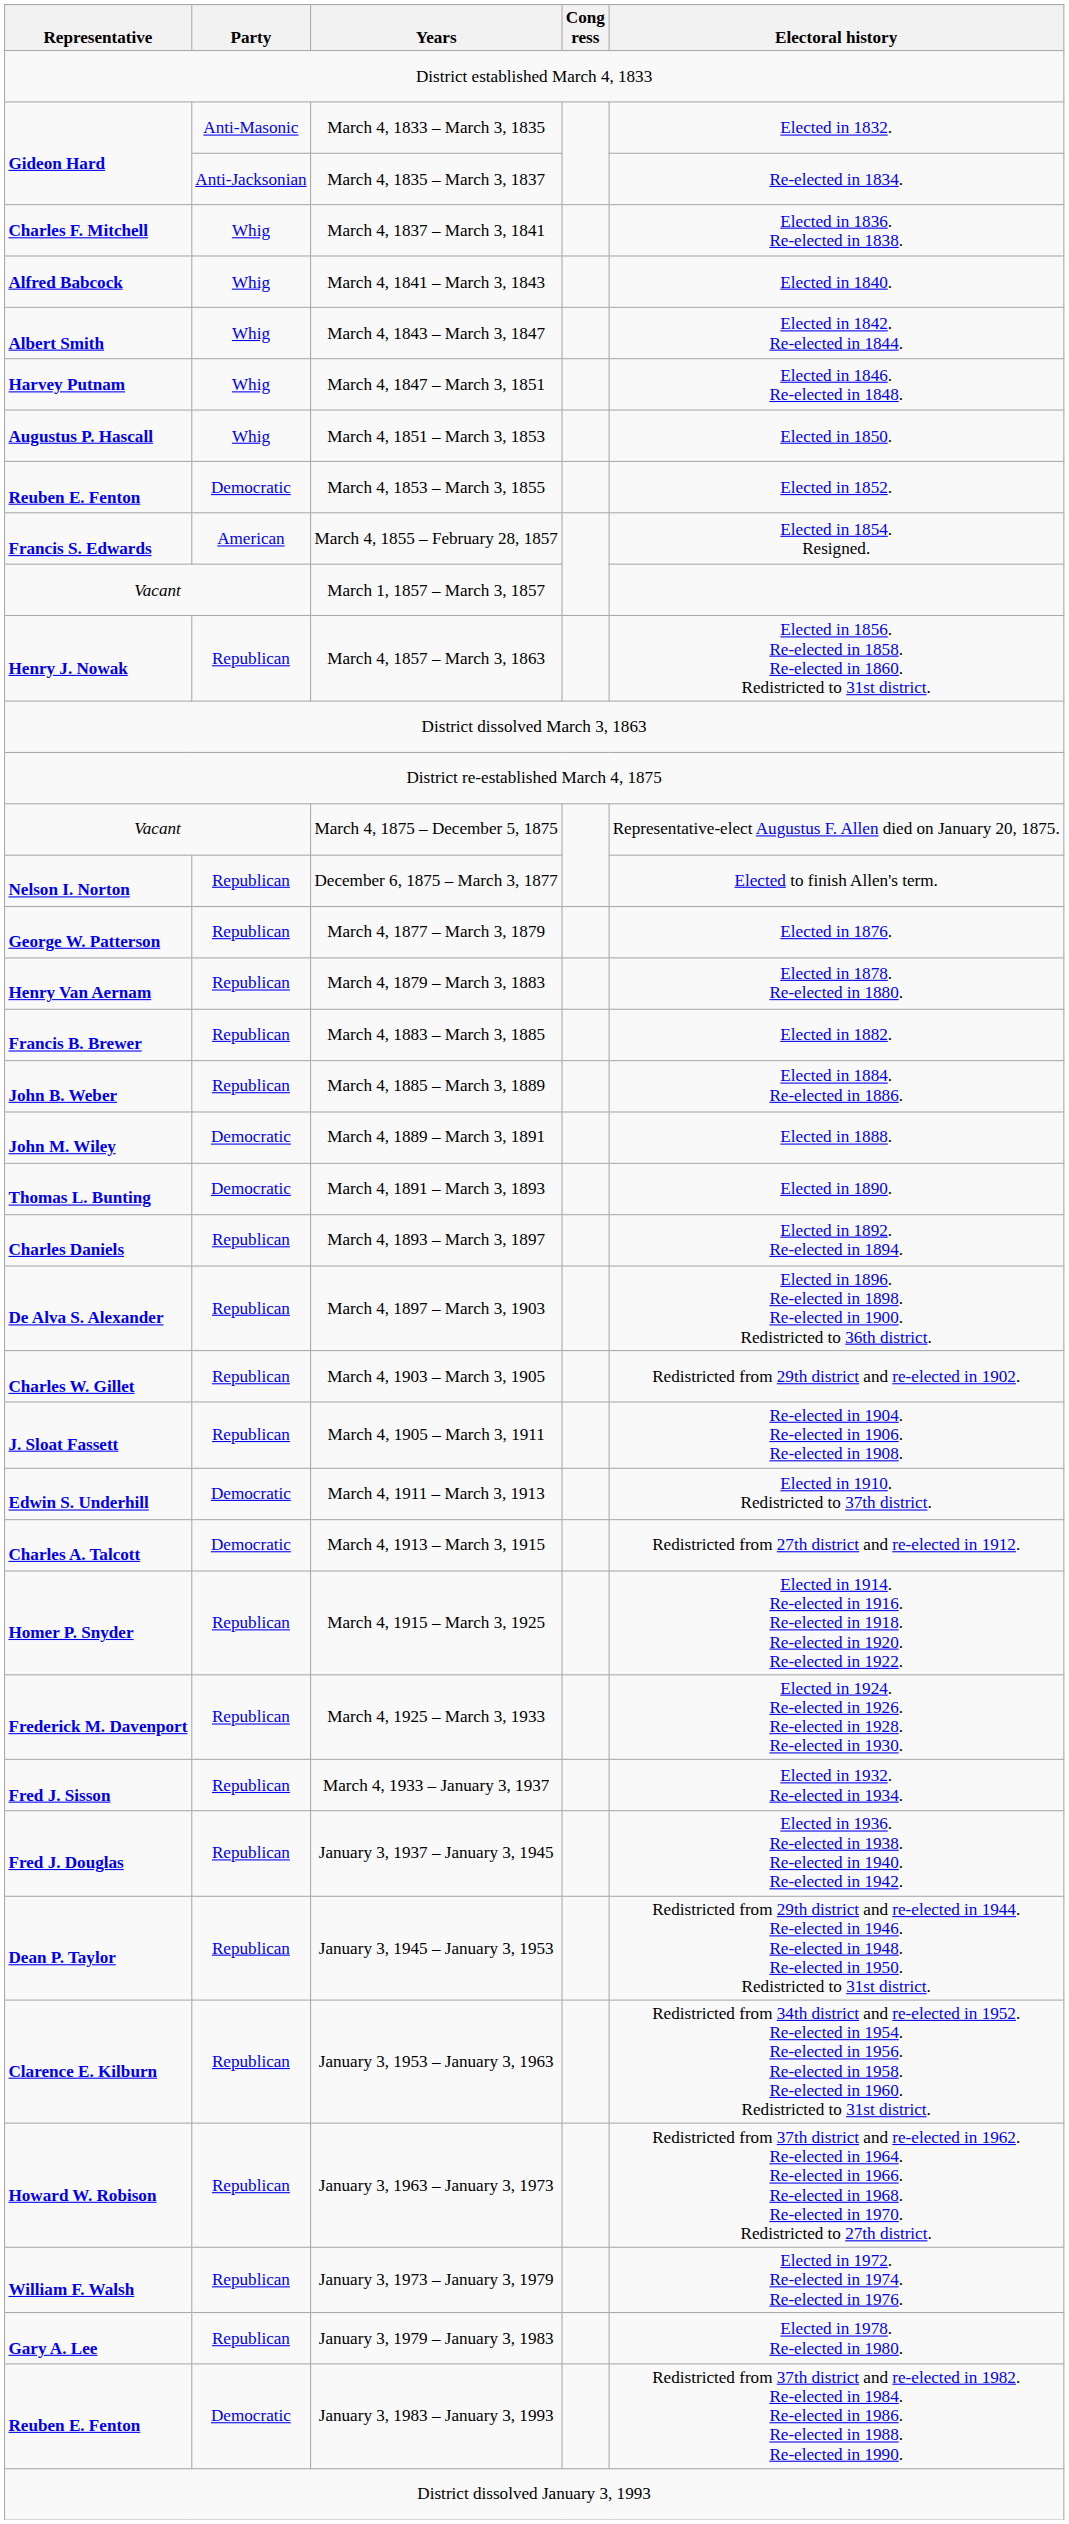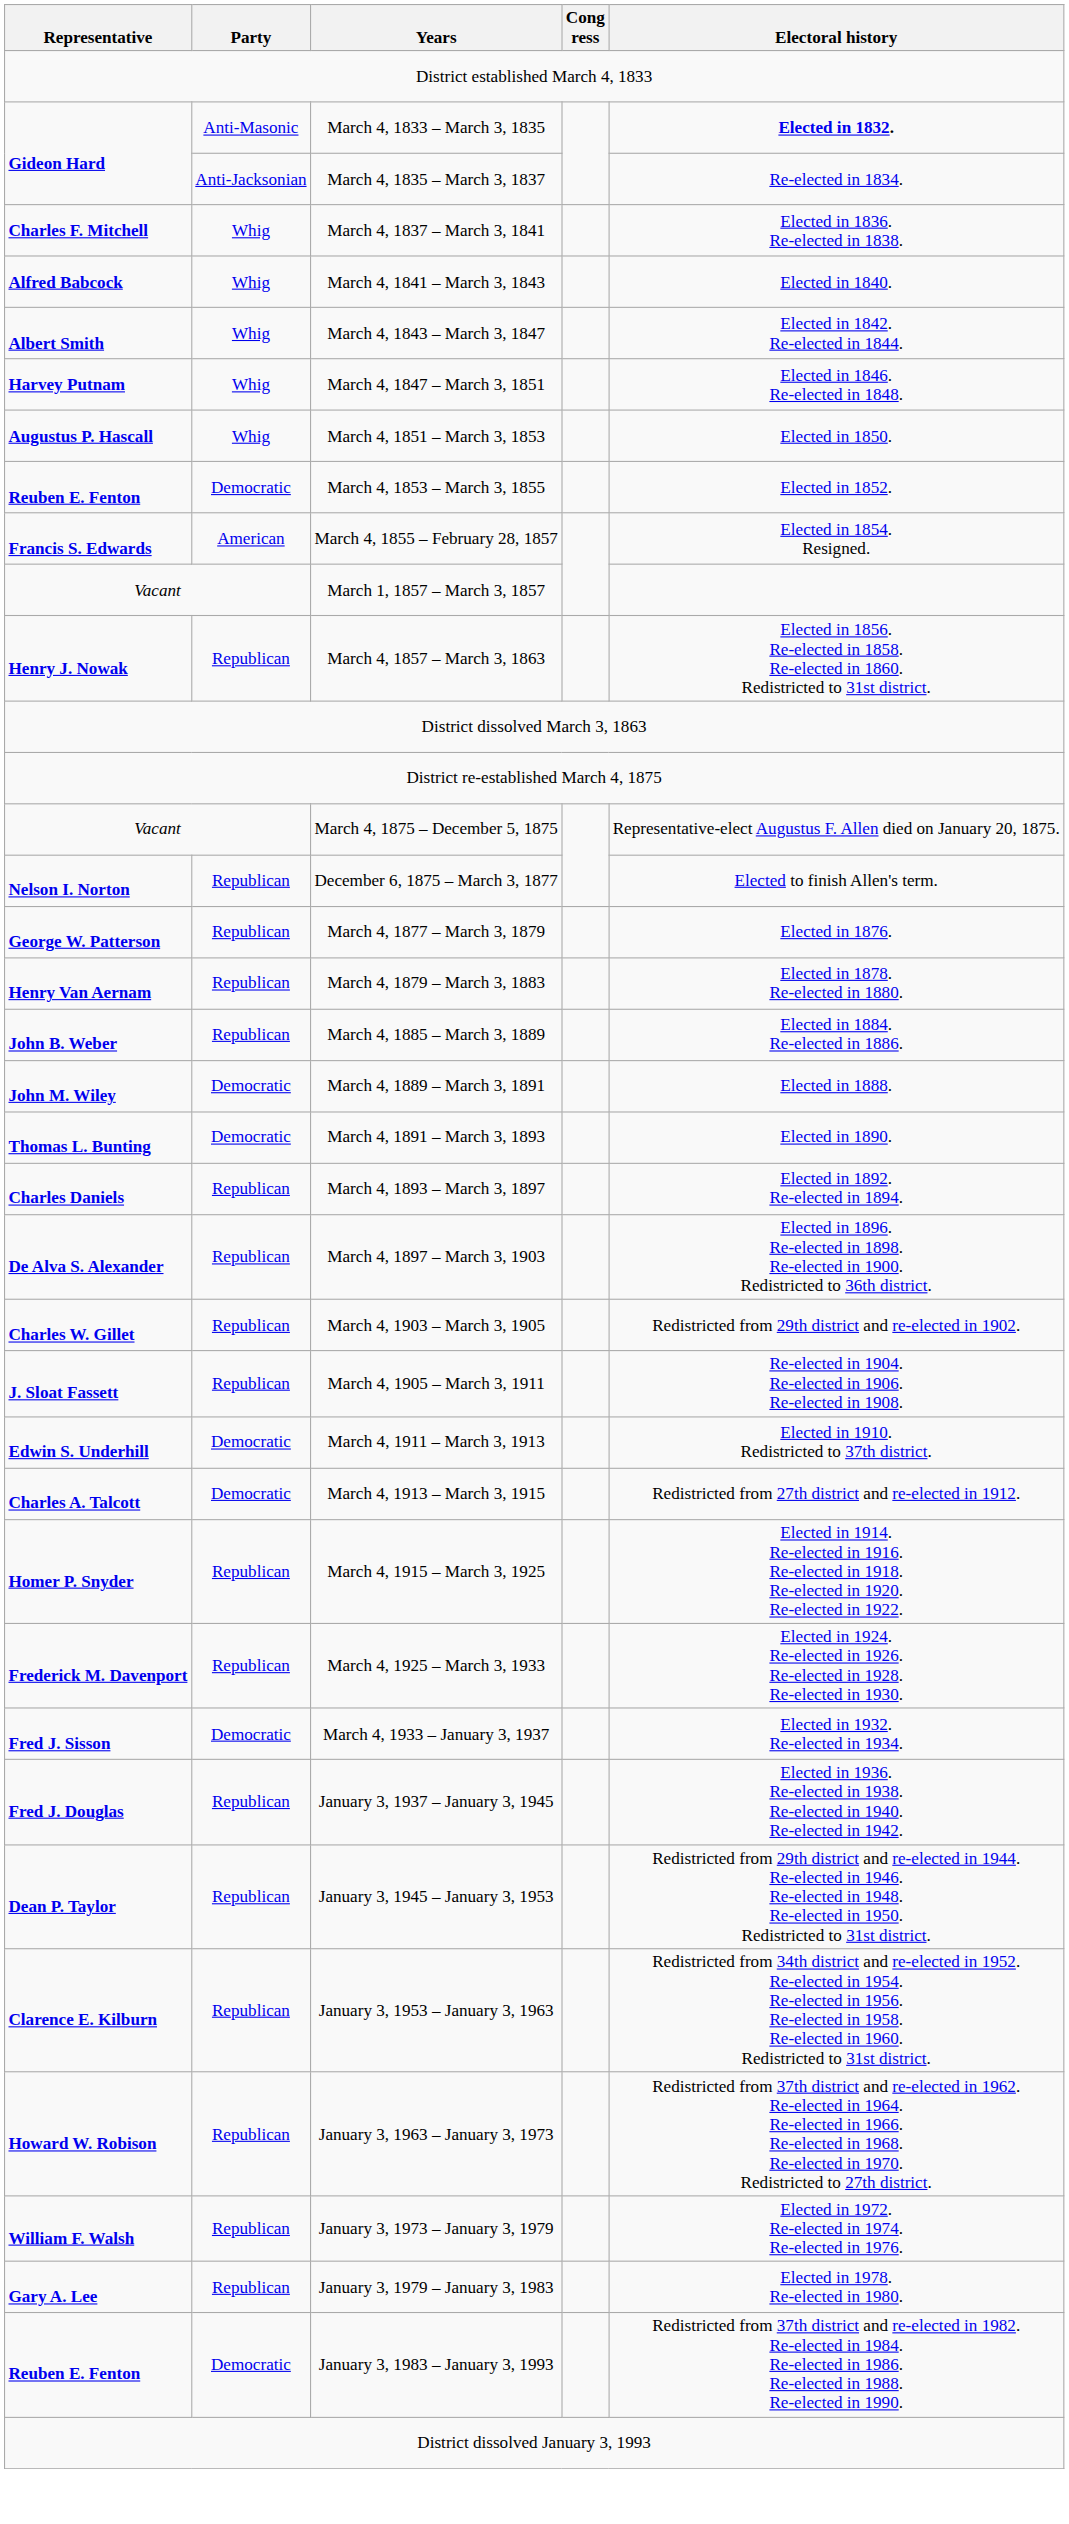(836, 127) normal -> (836, 127) bold
- row: (436, 1034)
(251, 1785) Republican -> (251, 1733) Democratic
